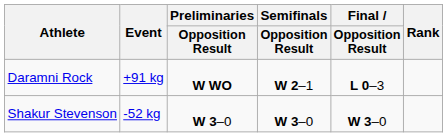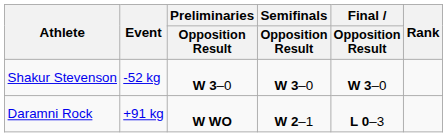rows swapped: (62, 114) <-> (50, 78)
